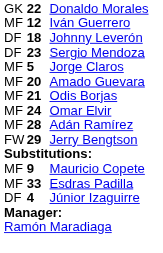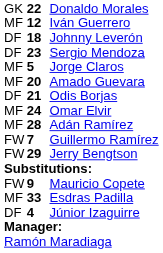(13, 96) MF -> (13, 96) DF
+ row: (104, 139)
(13, 168) MF -> (14, 183) FW
